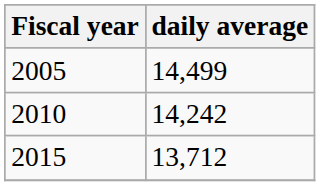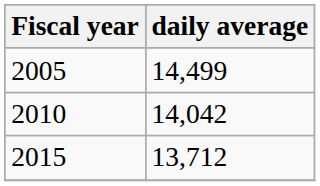(189, 113) 14,242 -> (189, 113) 14,042
